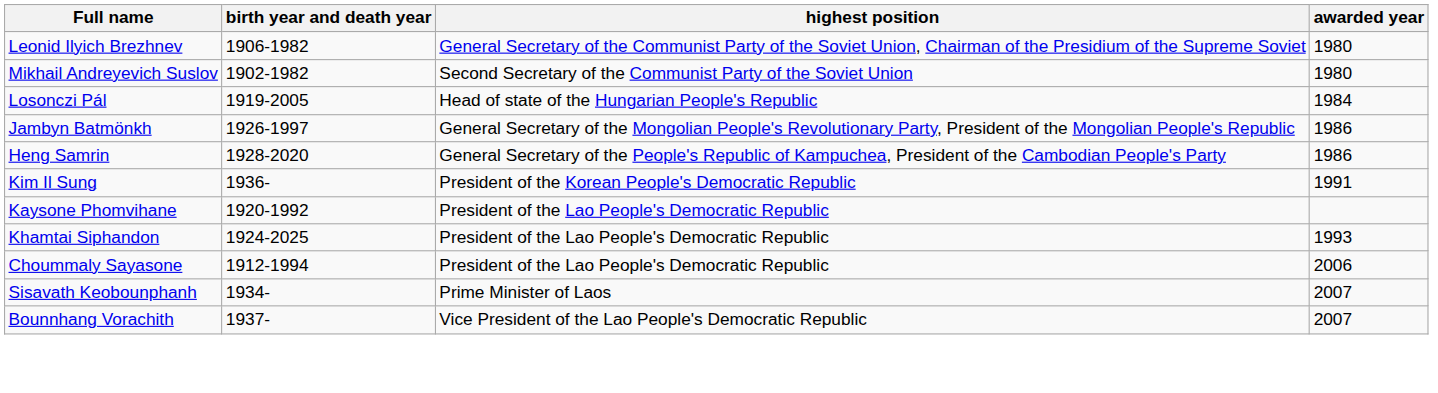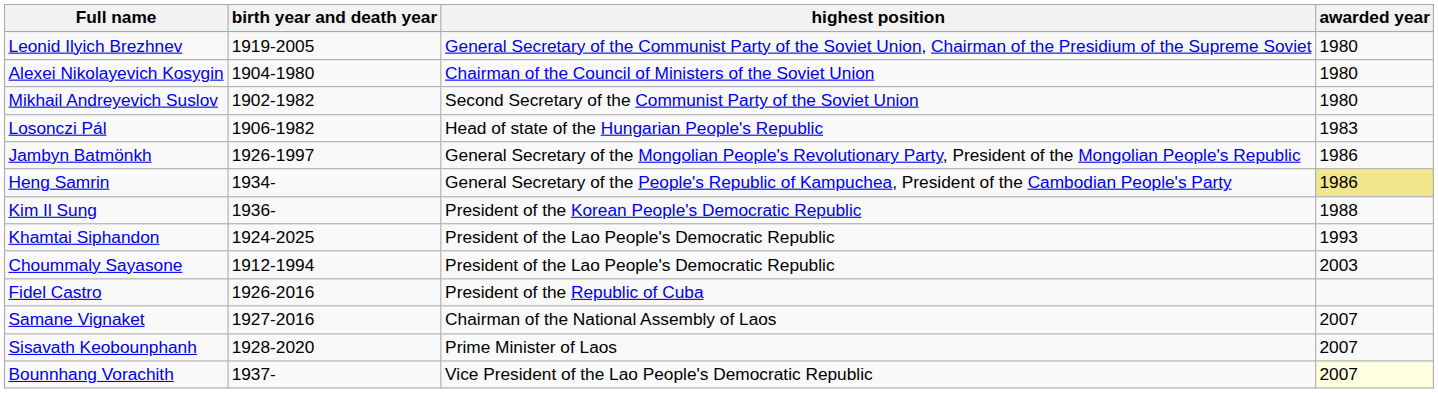(267, 45) 1906-1982 -> (273, 45) 1919-2005
+ row: (116, 73)
(267, 100) 1919-2005 -> (273, 127) 1906-1982
(1333, 100) 1984 -> (1339, 127) 1983
(267, 155) 1928-2020 -> (254, 182) 1934-
(1333, 155) no background -> (1339, 182) khaki background
(1333, 182) 1991 -> (1339, 210) 1988
- row: (93, 210)
(1333, 264) 2006 -> (1339, 264) 2003
+ row: (55, 292)
+ row: (77, 319)
(248, 292) 1934- -> (273, 347) 1928-2020
(1333, 319) no background -> (1339, 374) lightyellow background
